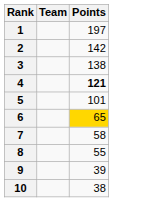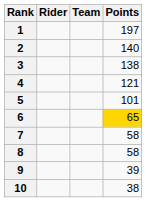+ column: (53, 13)
(97, 48) 142 -> (130, 48) 140
(97, 83) bold -> (130, 83) normal
(100, 153) 55 -> (133, 153) 58
